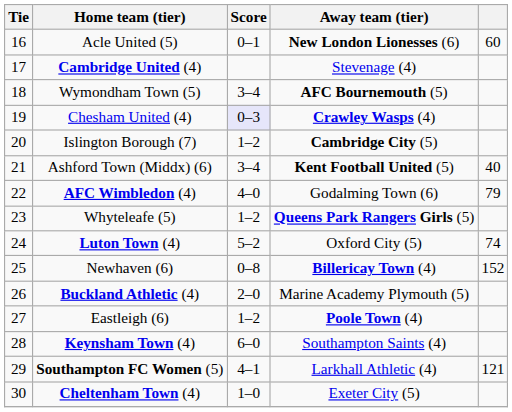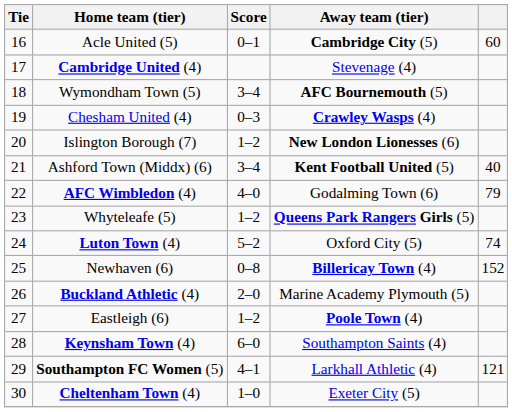(374, 41) New London Lionesses (6) -> (374, 41) Cambridge City (5)
(249, 117) lavender background -> (249, 117) no background
(374, 142) Cambridge City (5) -> (374, 142) New London Lionesses (6)
